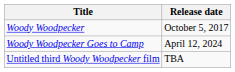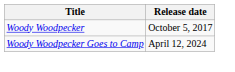- row: (83, 59)
